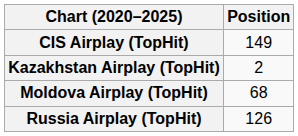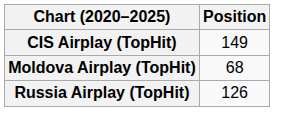- row: (114, 67)
